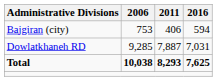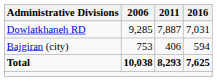rows swapped: (46, 46) <-> (38, 29)
